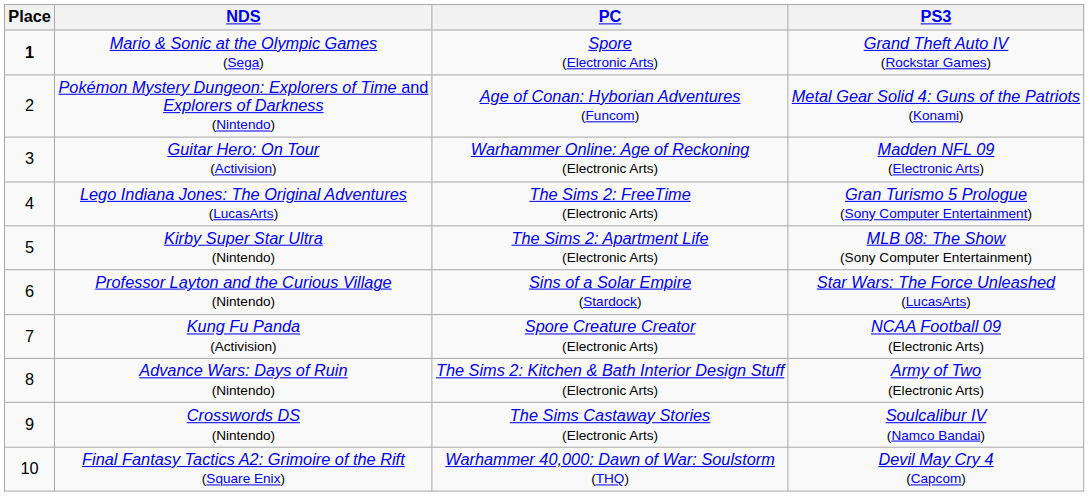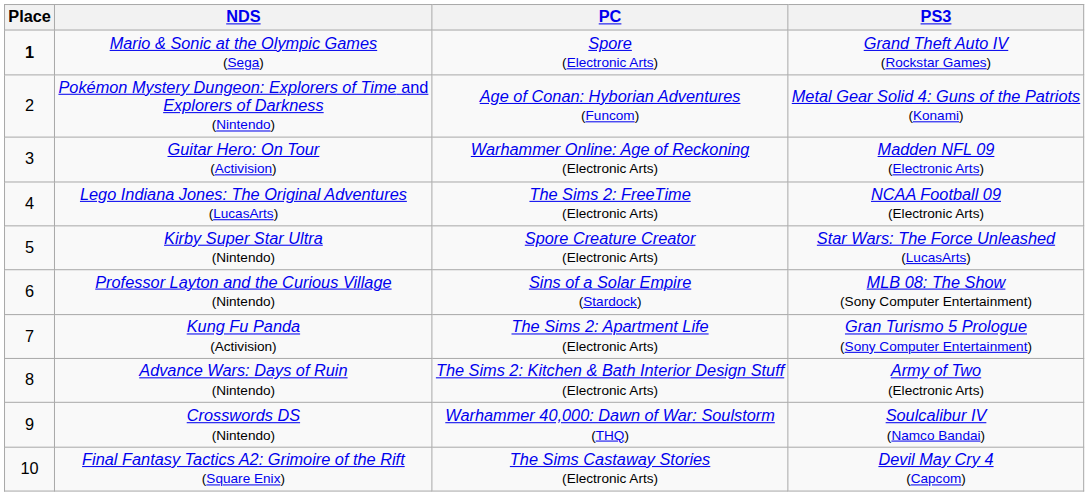(936, 203) Gran Turismo 5 Prologue (Sony Computer Entertainment) -> (936, 203) NCAA Football 09 (Electronic Arts)
(610, 247) The Sims 2: Apartment Life (Electronic Arts) -> (610, 247) Spore Creature Creator (Electronic Arts)
(936, 247) MLB 08: The Show (Sony Computer Entertainment) -> (936, 247) Star Wars: The Force Unleashed (LucasArts)
(936, 292) Star Wars: The Force Unleashed (LucasArts) -> (936, 292) MLB 08: The Show (Sony Computer Entertainment)
(610, 336) Spore Creature Creator (Electronic Arts) -> (610, 336) The Sims 2: Apartment Life (Electronic Arts)
(936, 336) NCAA Football 09 (Electronic Arts) -> (936, 336) Gran Turismo 5 Prologue (Sony Computer Entertainment)
(610, 424) The Sims Castaway Stories (Electronic Arts) -> (610, 424) Warhammer 40,000: Dawn of War: Soulstorm (THQ)
(610, 469) Warhammer 40,000: Dawn of War: Soulstorm (THQ) -> (610, 469) The Sims Castaway Stories (Electronic Arts)
